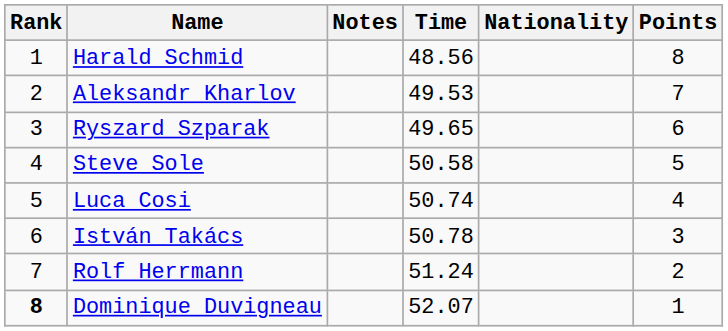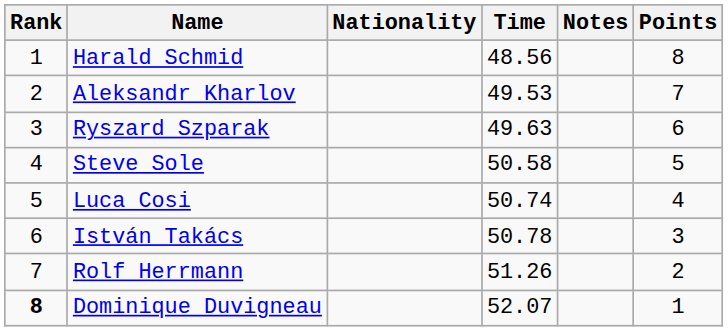columns swapped: (556, 23) <-> (365, 23)
(441, 129) 49.65 -> (520, 129) 49.63
(441, 272) 51.24 -> (520, 272) 51.26
